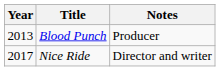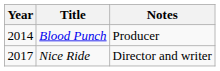(20, 35) 2013 -> (20, 35) 2014
